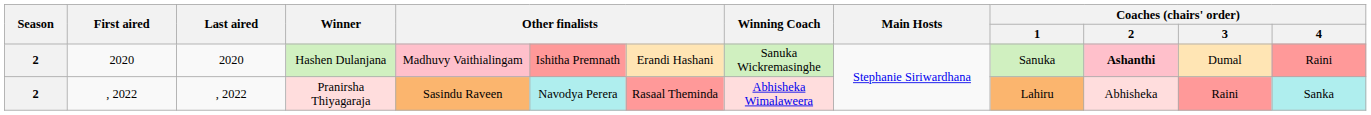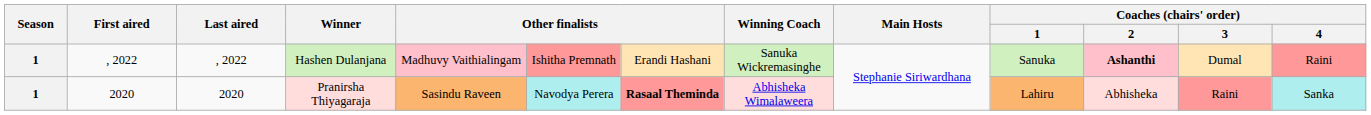(36, 61) 2 -> (36, 61) 1
(122, 61) 2020 -> (122, 61) , 2022
(231, 61) 2020 -> (231, 61) , 2022
(36, 94) 2 -> (36, 94) 1
(122, 94) , 2022 -> (122, 94) 2020
(231, 94) , 2022 -> (231, 94) 2020
(675, 94) normal -> (673, 94) bold
